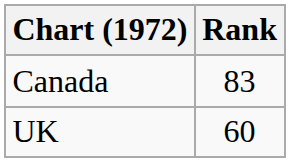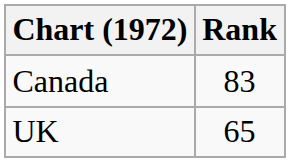(240, 131) 60 -> (240, 131) 65
